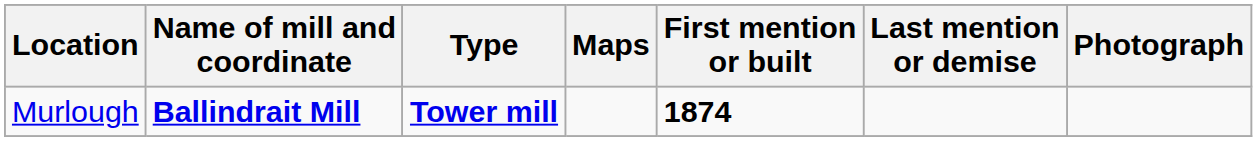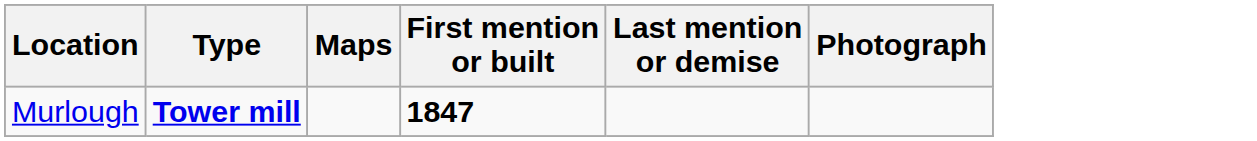- column: (274, 45)
(698, 111) 1874 -> (440, 111) 1847
